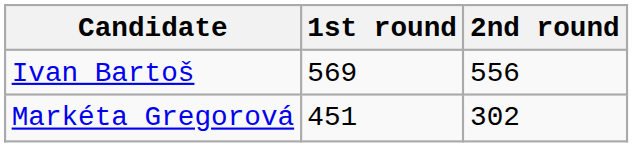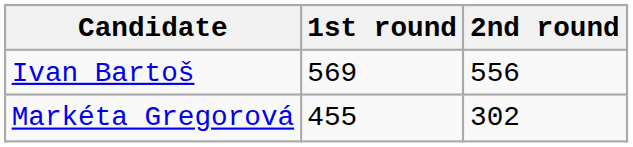(332, 118) 451 -> (332, 118) 455
